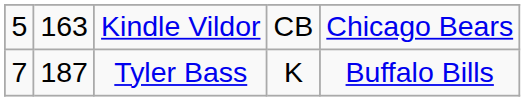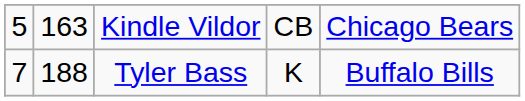(64, 72) 187 -> (64, 72) 188
